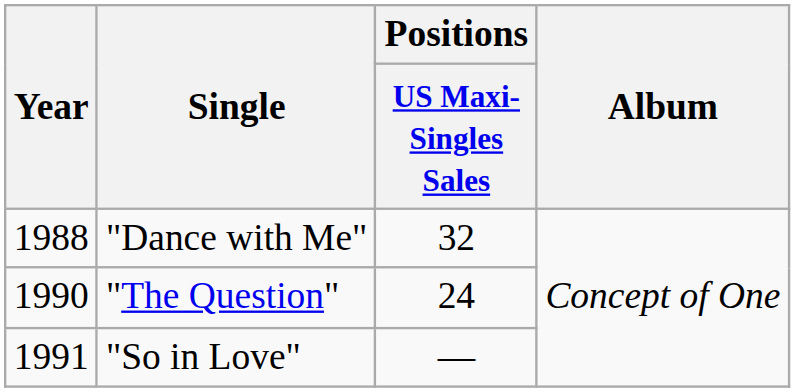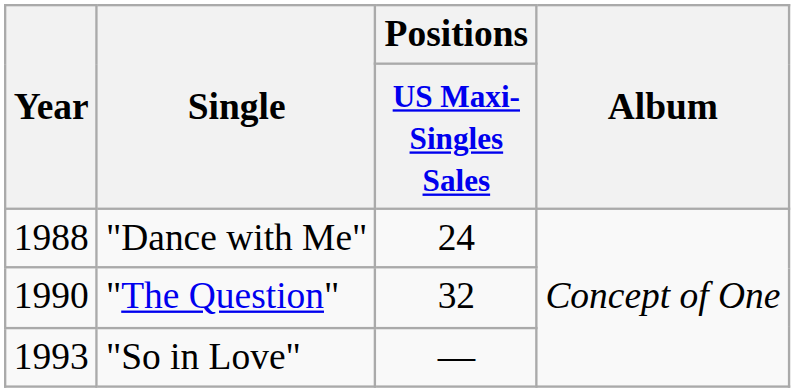(456, 237) 32 -> (456, 237) 24
(456, 296) 24 -> (456, 296) 32
(51, 355) 1991 -> (51, 355) 1993
